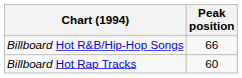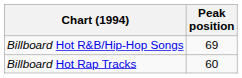(212, 45) 66 -> (212, 45) 69
